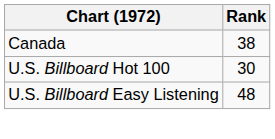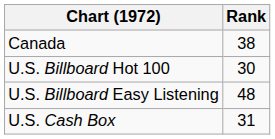+ row: (62, 120)
